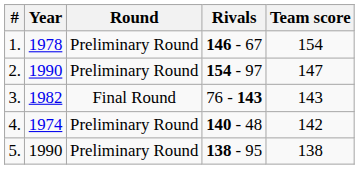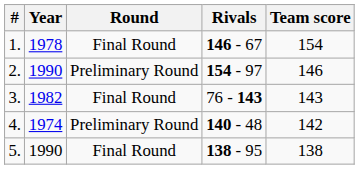(134, 44) Preliminary Round -> (134, 44) Final Round
(310, 71) 147 -> (310, 71) 146
(134, 151) Preliminary Round -> (134, 151) Final Round
